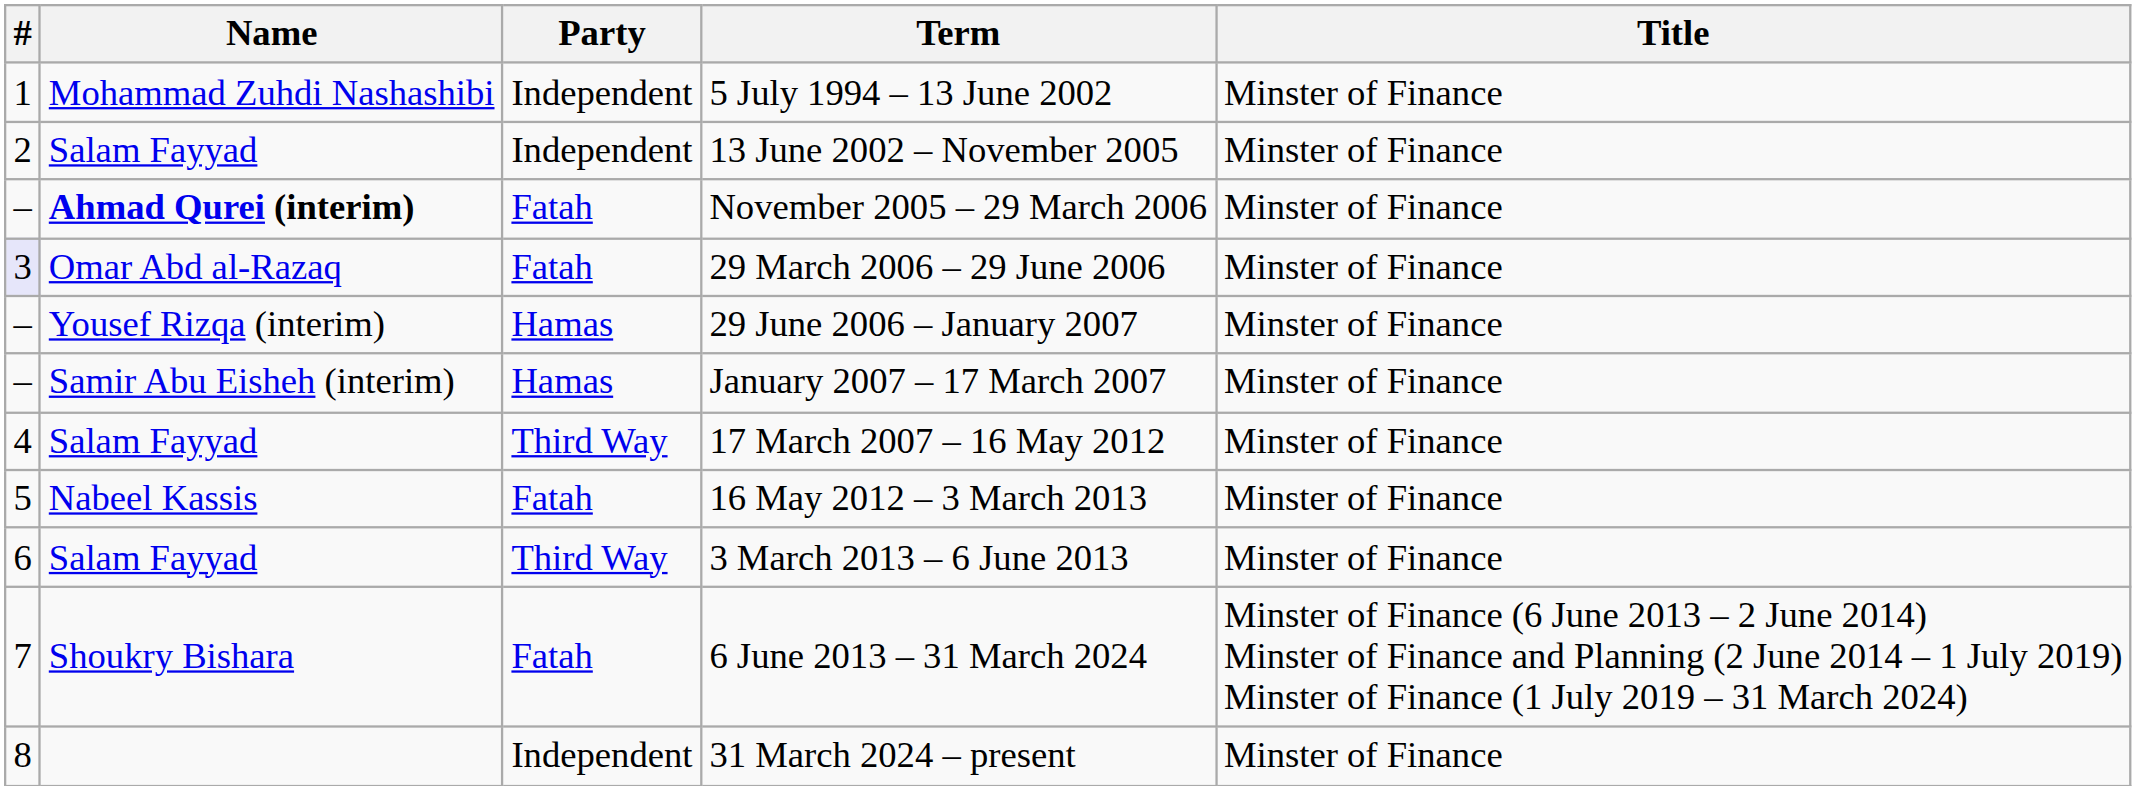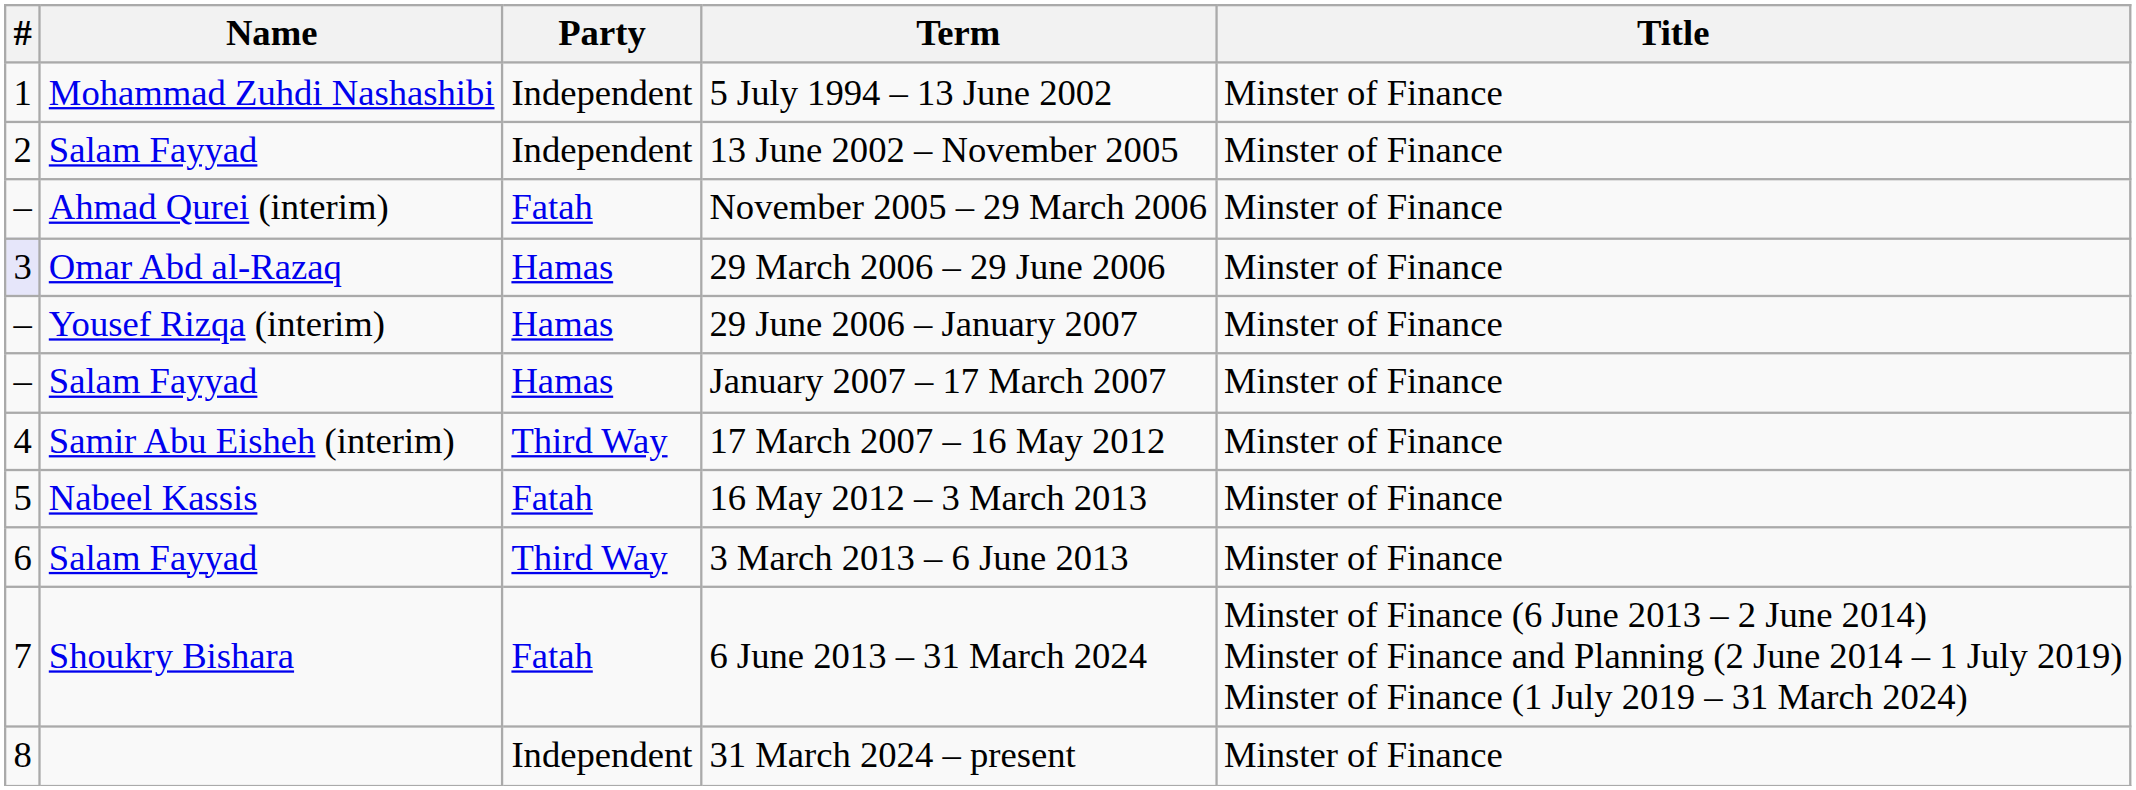(232, 207) bold -> (219, 207) normal
(552, 265) Fatah -> (562, 265) Hamas
(252, 382) Samir Abu Eisheh (interim) -> (153, 382) Salam Fayyad
(153, 440) Salam Fayyad -> (252, 440) Samir Abu Eisheh (interim)
